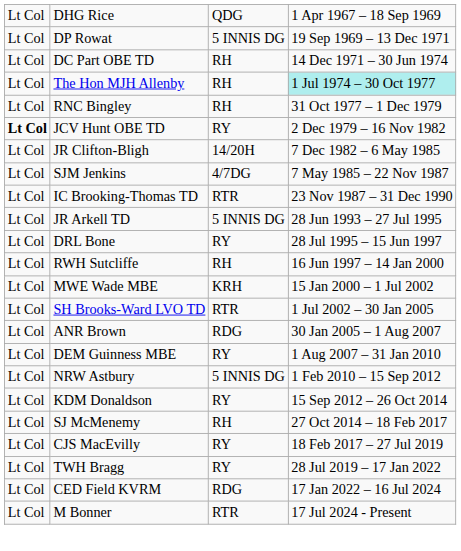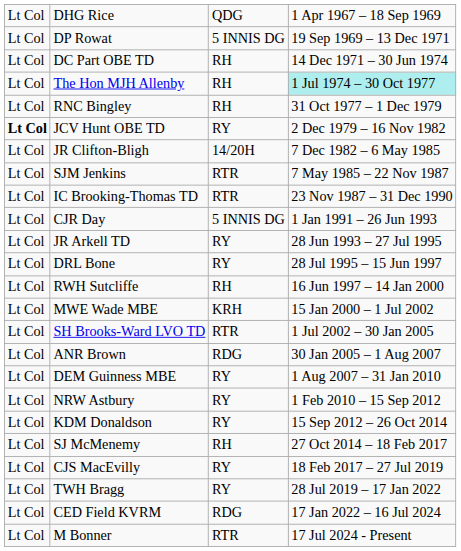(231, 173) 4/7DG -> (225, 173) RTR
+ row: (79, 219)
(248, 219) 5 INNIS DG -> (221, 241) RY
(248, 377) 5 INNIS DG -> (221, 399) RY
